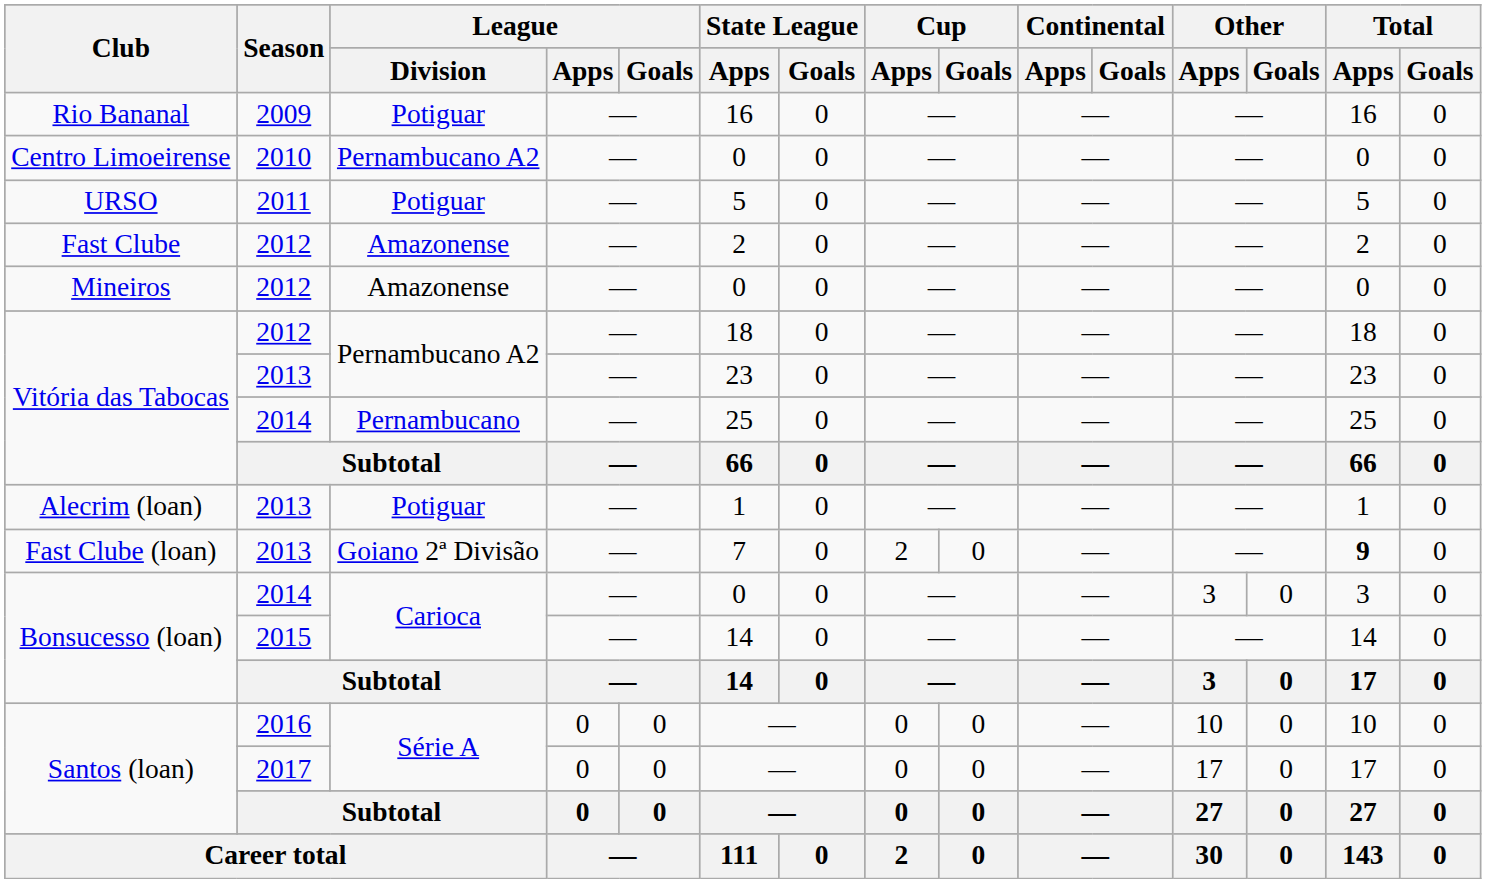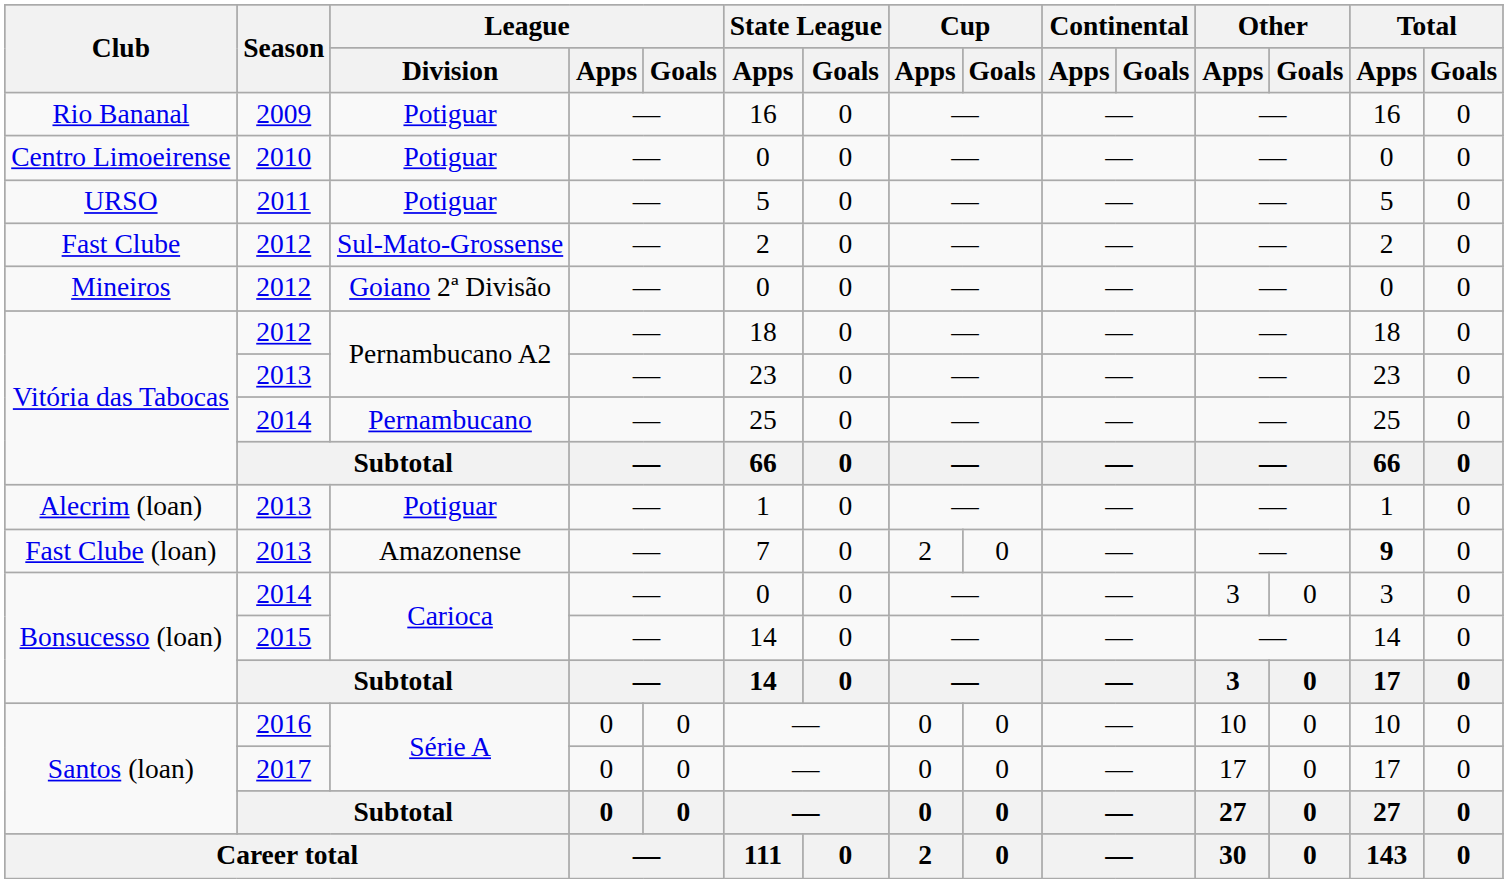(438, 157) Pernambucano A2 -> (450, 157) Potiguar
(438, 244) Amazonense -> (450, 244) Sul-Mato-Grossense
(438, 288) Amazonense -> (450, 288) Goiano 2ª Divisão
(438, 550) Goiano 2ª Divisão -> (450, 550) Amazonense
